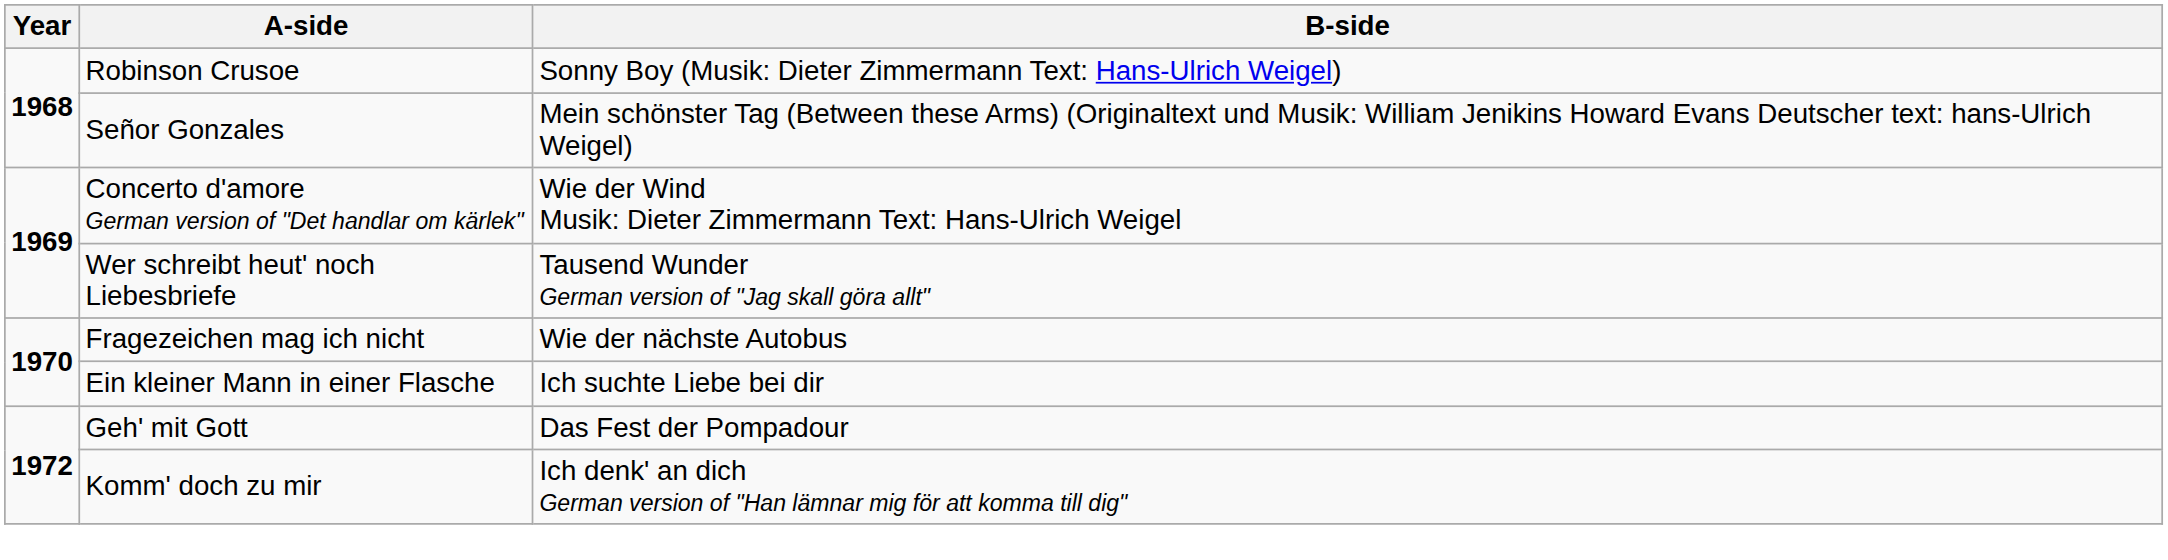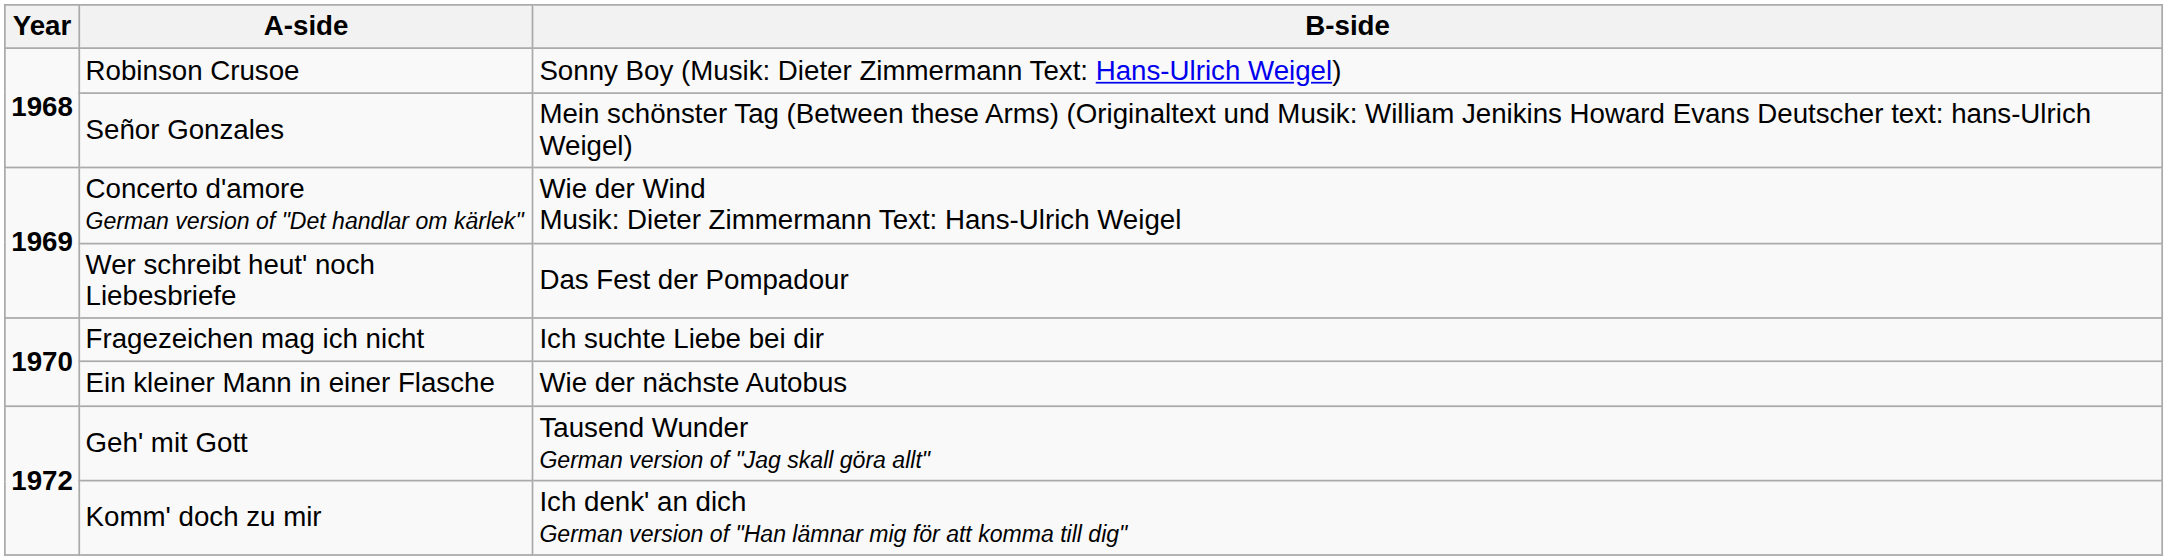(735, 279) Tausend Wunder German version of "Jag skall göra allt" -> (694, 279) Das Fest der Pompadour
(693, 339) Wie der nächste Autobus -> (682, 339) Ich suchte Liebe bei dir
(682, 383) Ich suchte Liebe bei dir -> (693, 383) Wie der nächste Autobus
(694, 427) Das Fest der Pompadour -> (735, 442) Tausend Wunder German version of "Jag skall göra allt"
